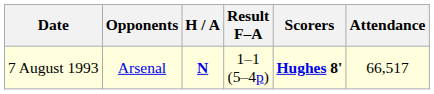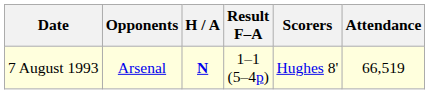(309, 67) bold -> (307, 67) normal
(388, 67) 66,517 -> (383, 67) 66,519
